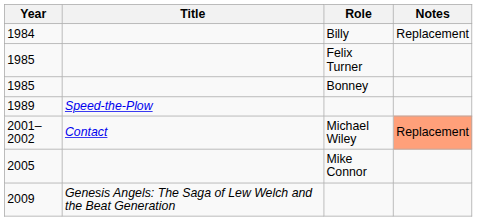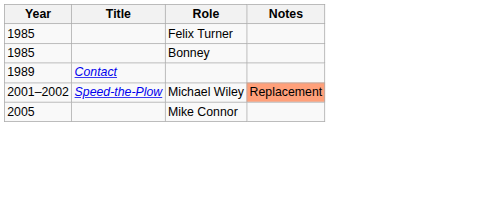- row: (21, 33)
(109, 106) Speed-the-Plow -> (96, 72) Contact
(86, 132) Contact -> (118, 92) Speed-the-Plow
- row: (21, 199)
